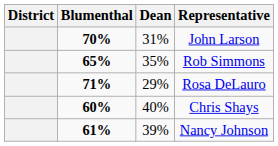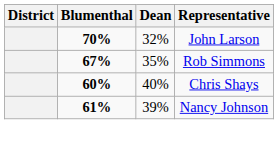(155, 38) 31% -> (155, 38) 32%
(97, 61) 65% -> (97, 61) 67%
- row: (224, 84)
